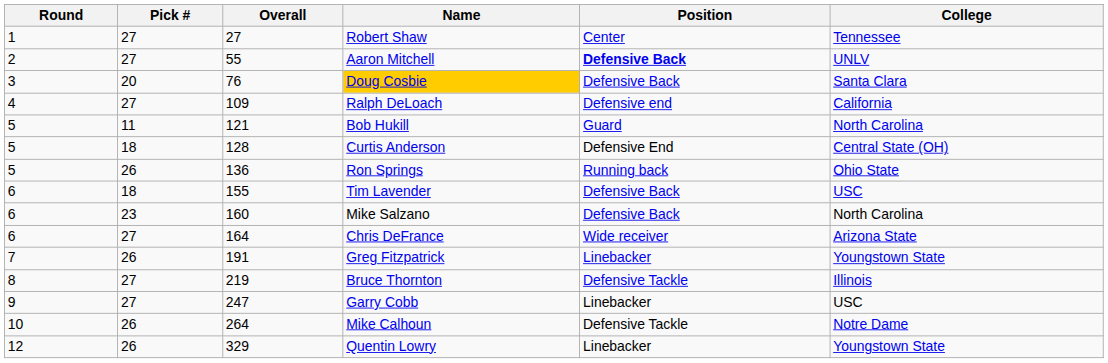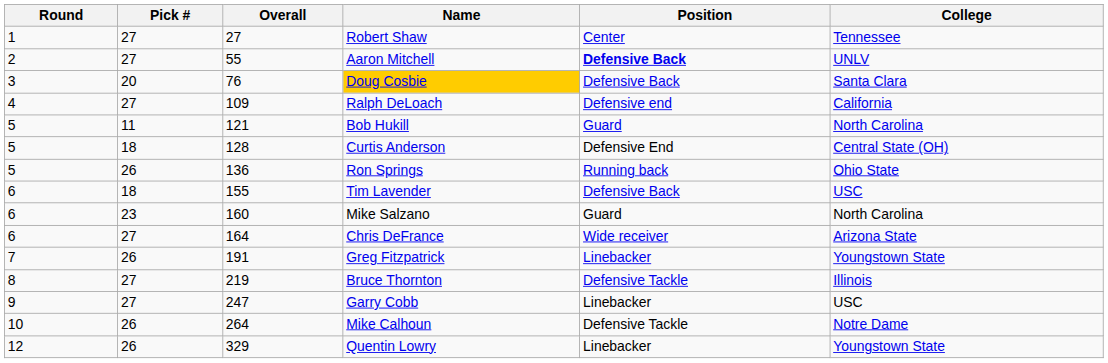(631, 214) Defensive Back -> (602, 214) Guard
